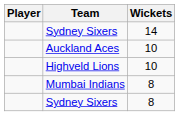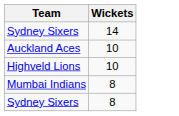- column: (24, 13)
